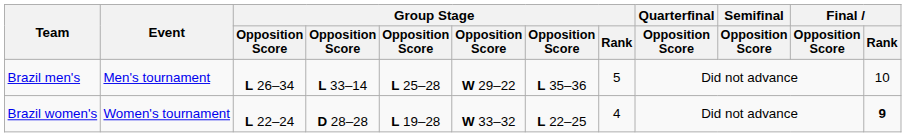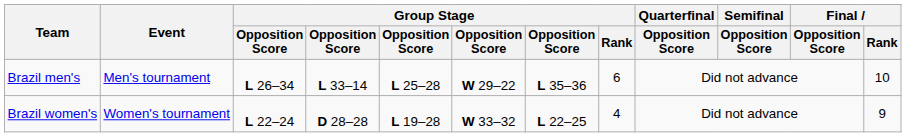(617, 78) 5 -> (617, 78) 6
(882, 114) bold -> (882, 114) normal
